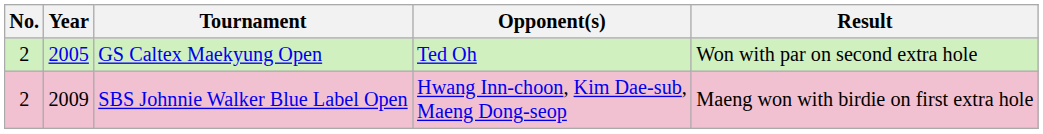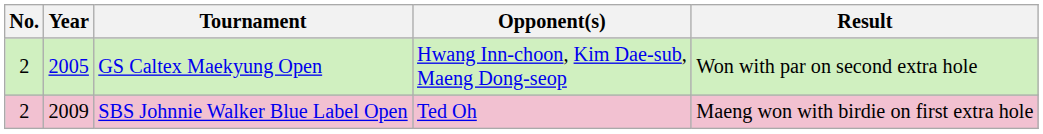(447, 54) Ted Oh -> (552, 66) Hwang Inn-choon, Kim Dae-sub, Maeng Dong-seop
(552, 99) Hwang Inn-choon, Kim Dae-sub, Maeng Dong-seop -> (447, 111) Ted Oh
